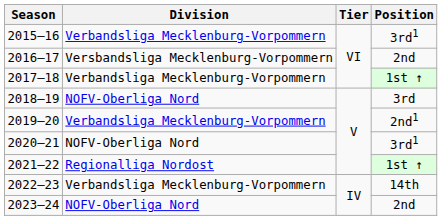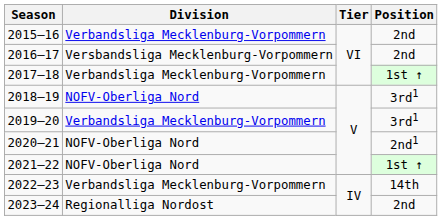(404, 36) 3rd1 -> (404, 35) 2nd
(404, 98) 3rd -> (404, 97) 3rd1
(404, 120) 2nd1 -> (404, 120) 3rd1
(404, 143) 3rd1 -> (404, 143) 2nd1
(140, 165) Regionalliga Nordost -> (132, 165) NOFV-Oberliga Nord
(132, 205) NOFV-Oberliga Nord -> (140, 205) Regionalliga Nordost
